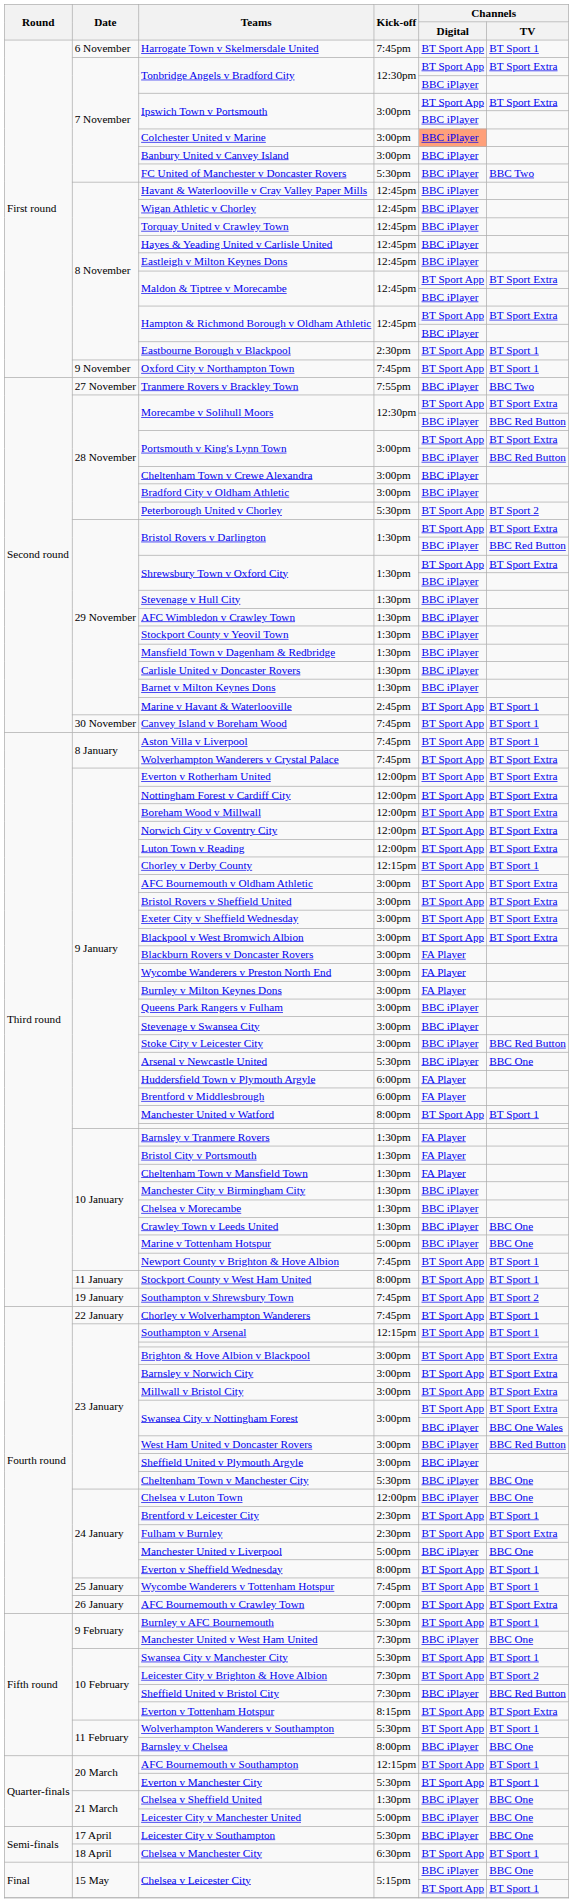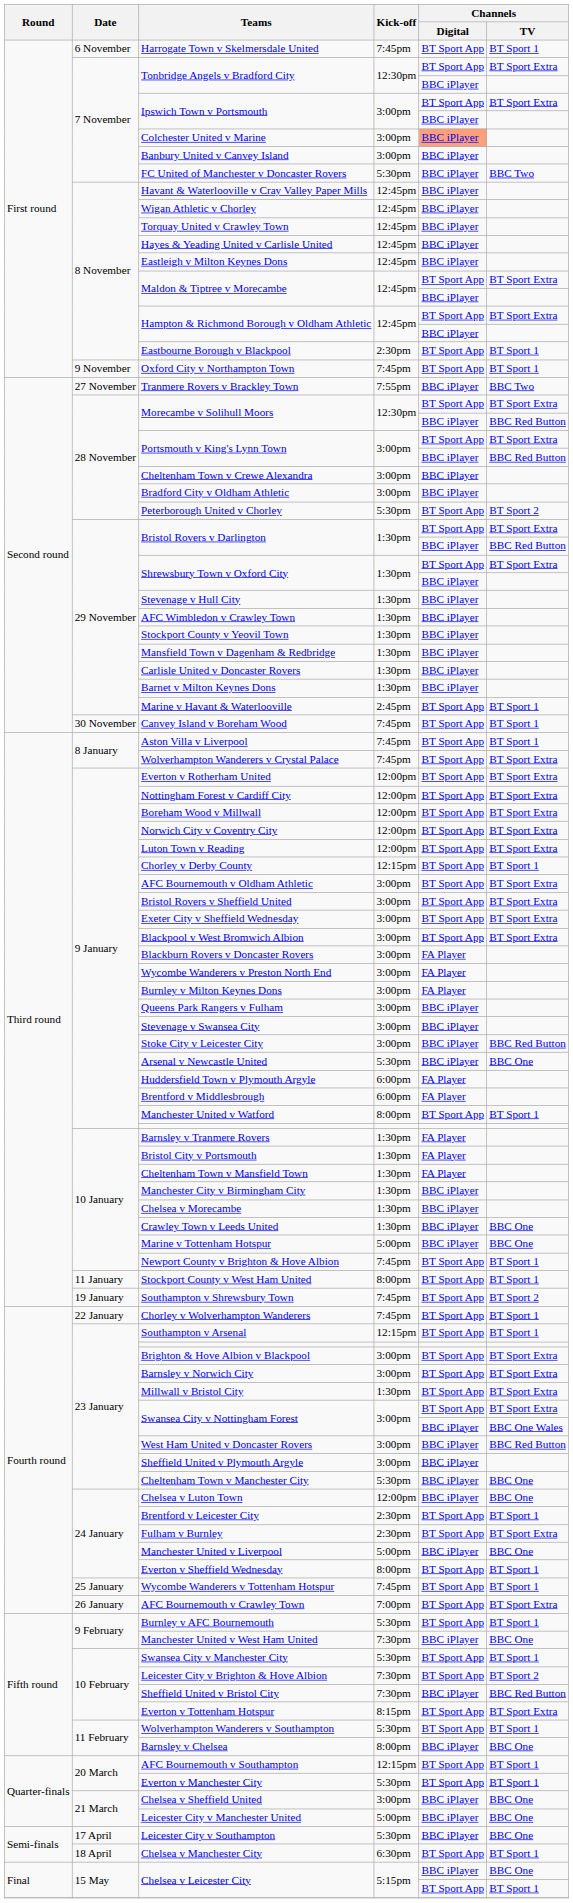(394, 1391) 3:00pm -> (394, 1391) 1:30pm
(394, 1799) 1:30pm -> (394, 1799) 3:00pm
